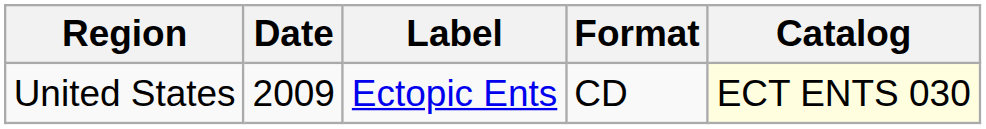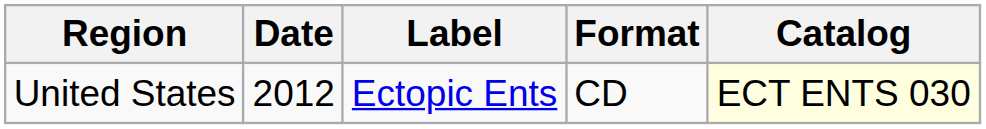(294, 92) 2009 -> (294, 92) 2012
